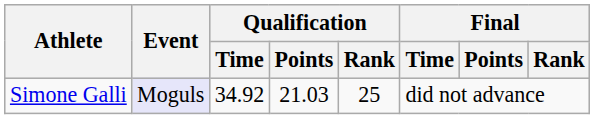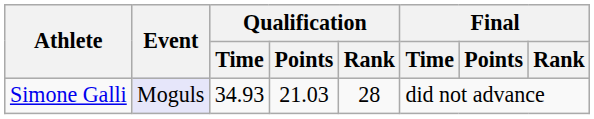(239, 95) 34.92 -> (239, 95) 34.93
(369, 95) 25 -> (369, 95) 28
